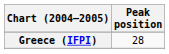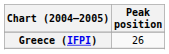(138, 40) 28 -> (138, 40) 26
